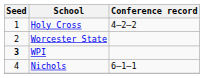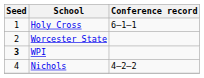(124, 25) 4–2–2 -> (124, 25) 6–1–1
(124, 66) 6–1–1 -> (124, 66) 4–2–2
